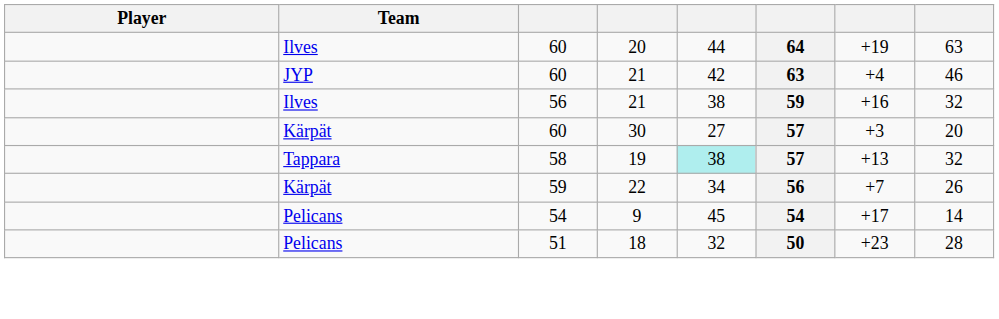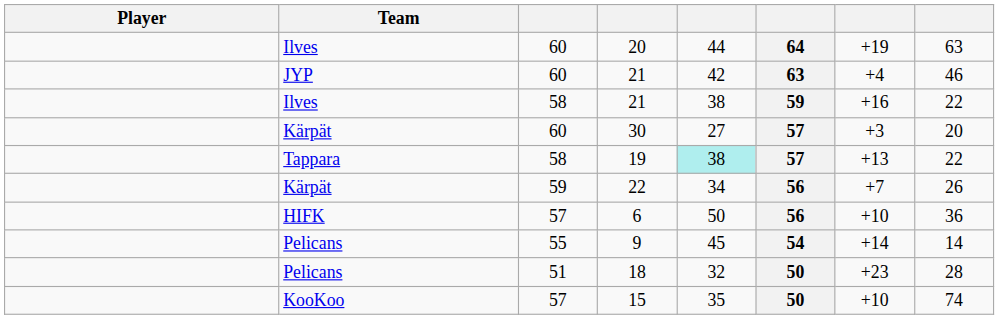(558, 103) 56 -> (558, 103) 58
(954, 103) 32 -> (954, 103) 22
(954, 159) 32 -> (954, 159) 22
+ row: (304, 215)
(558, 215) 54 -> (558, 243) 55
(875, 215) +17 -> (875, 243) +14
+ row: (314, 300)
